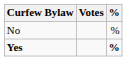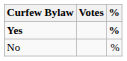rows swapped: (15, 47) <-> (13, 30)
